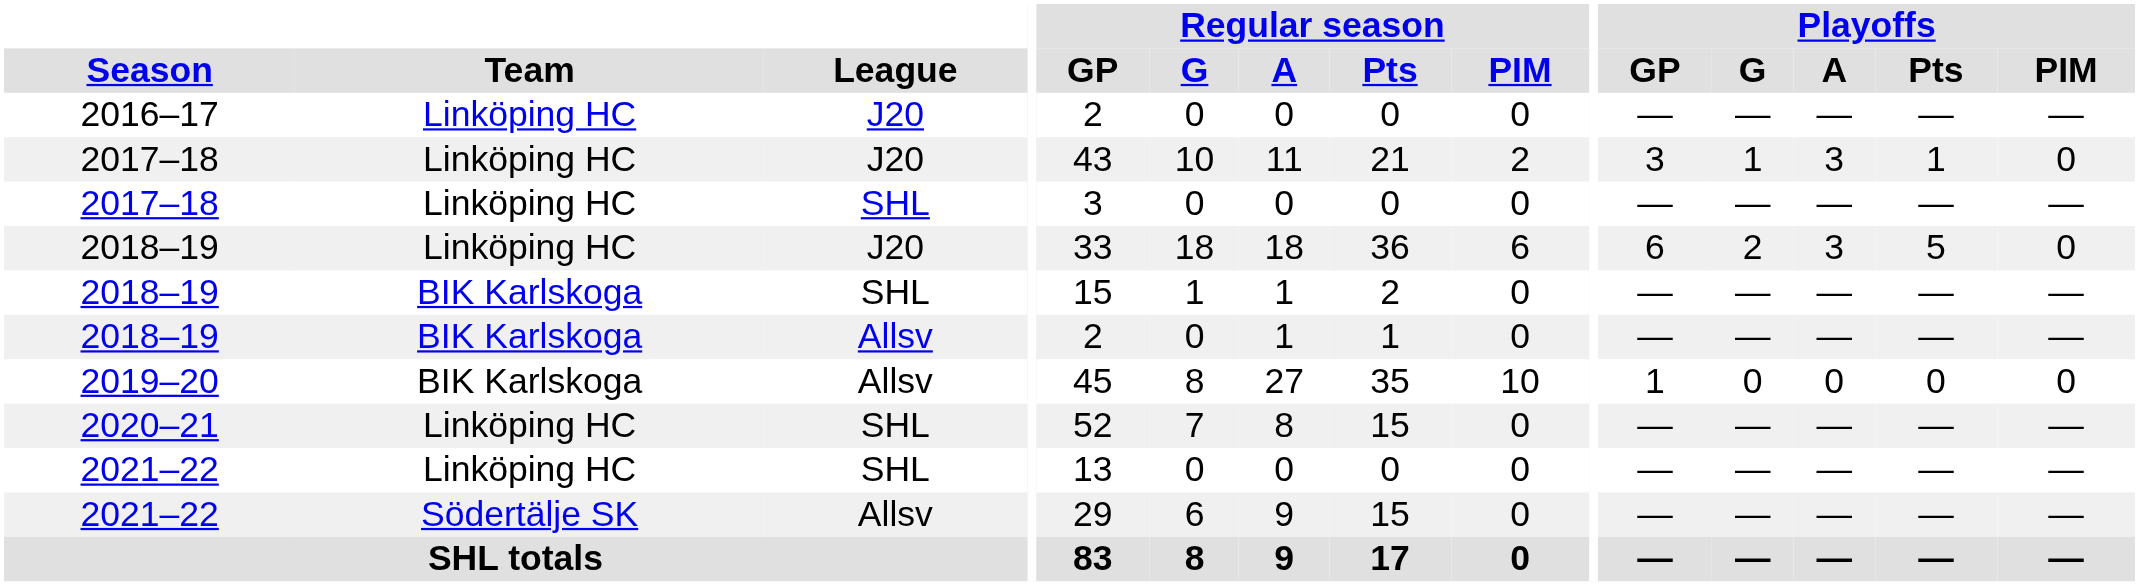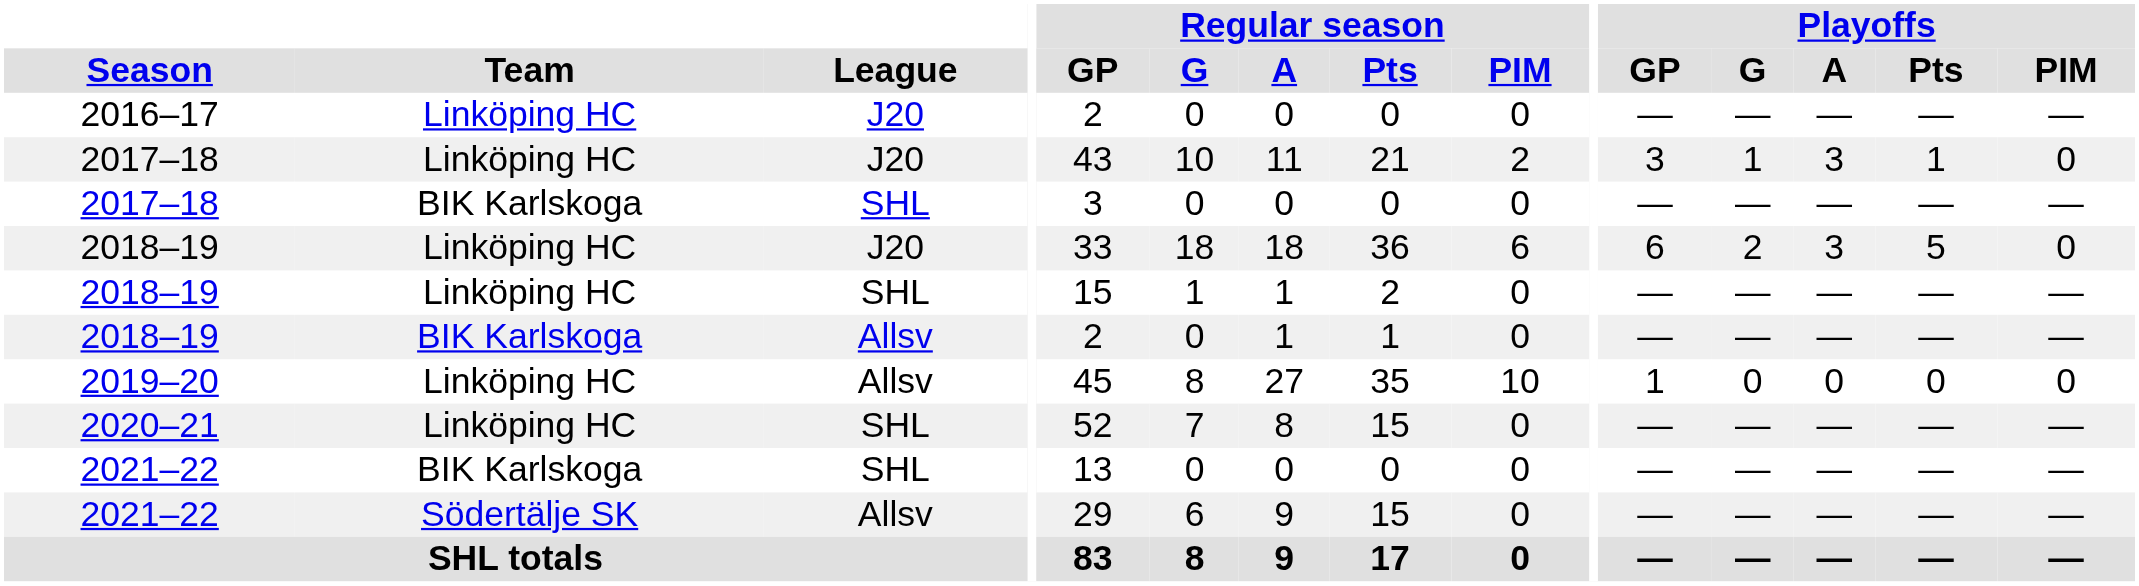(530, 203) Linköping HC -> (530, 203) BIK Karlskoga
(530, 291) BIK Karlskoga -> (530, 291) Linköping HC
(530, 380) BIK Karlskoga -> (530, 380) Linköping HC
(530, 469) Linköping HC -> (530, 469) BIK Karlskoga
